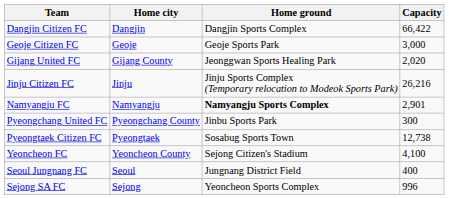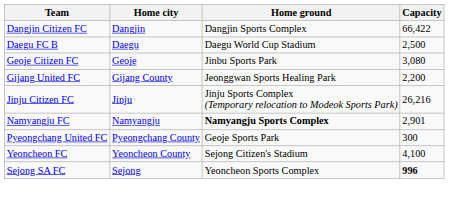+ row: (32, 45)
(242, 45) Geoje Sports Park -> (241, 61) Jinbu Sports Park
(414, 45) 3,000 -> (414, 61) 3,080
(414, 61) 2,020 -> (414, 77) 2,200
(241, 121) Jinbu Sports Park -> (242, 137) Geoje Sports Park
- row: (54, 137)
- row: (47, 170)
(410, 186) normal -> (410, 170) bold
